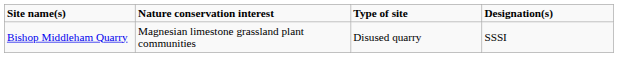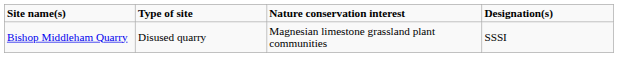columns swapped: (381, 13) <-> (206, 13)
